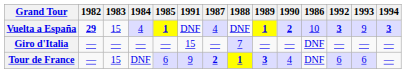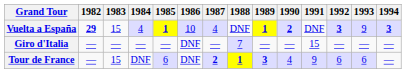columns swapped: (314, 12) <-> (190, 12)
